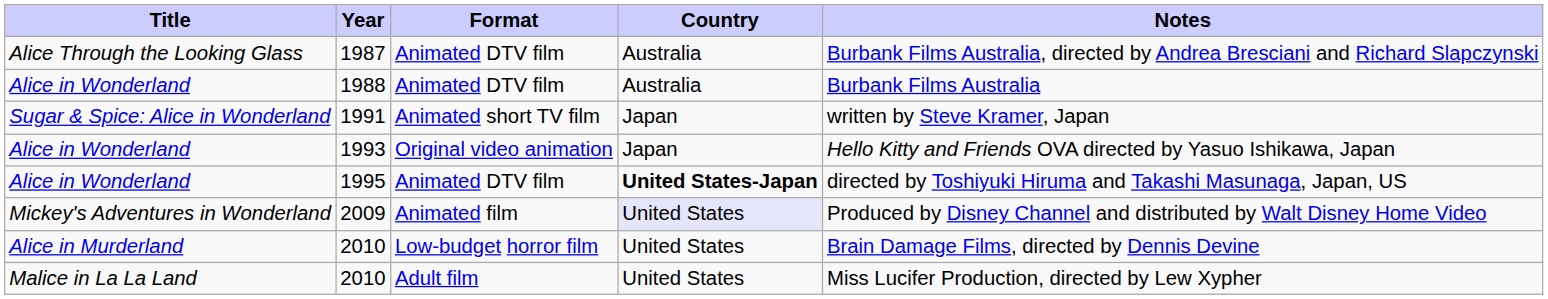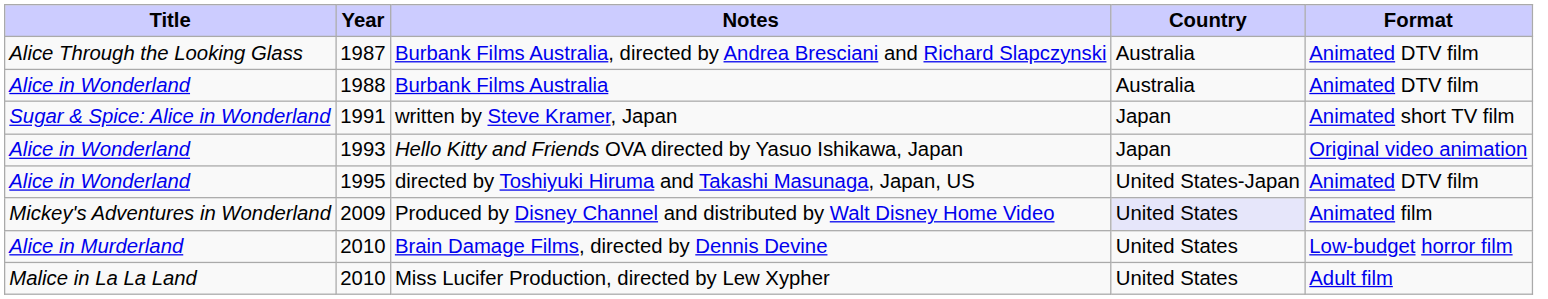columns swapped: (504, 20) <-> (1183, 20)
(720, 181) bold -> (1208, 181) normal
